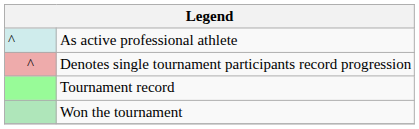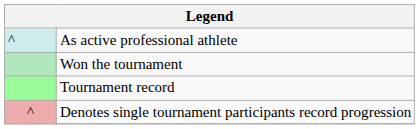rows swapped: (121, 111) <-> (236, 64)
